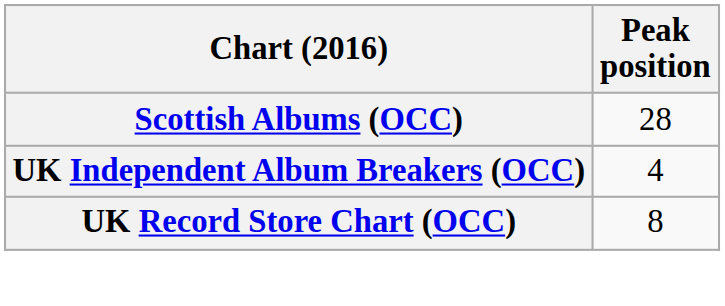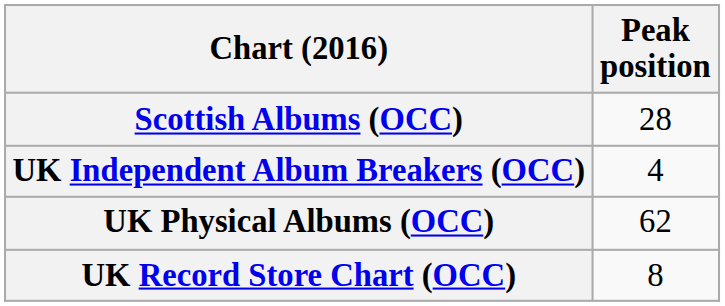+ row: (299, 222)
